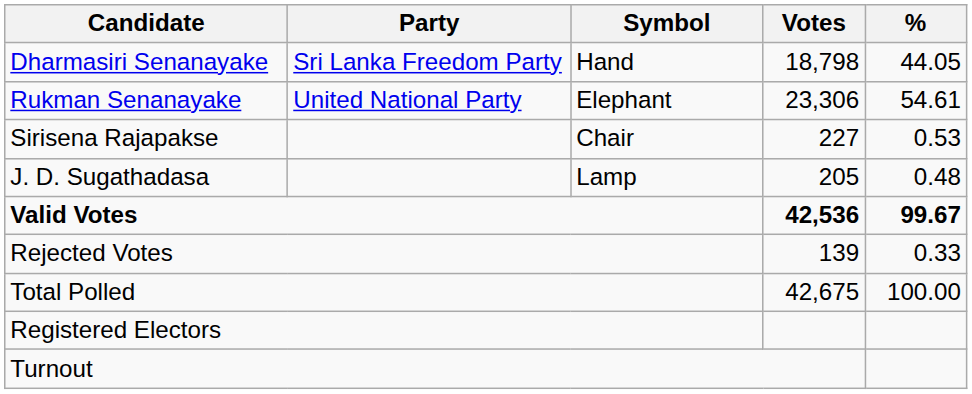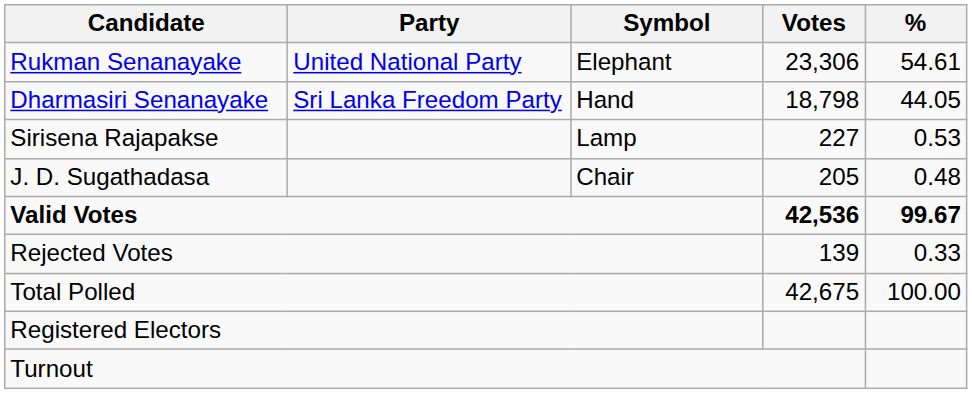rows swapped: (126, 100) <-> (139, 61)
(605, 138) Chair -> (606, 138) Lamp
(606, 176) Lamp -> (605, 176) Chair
